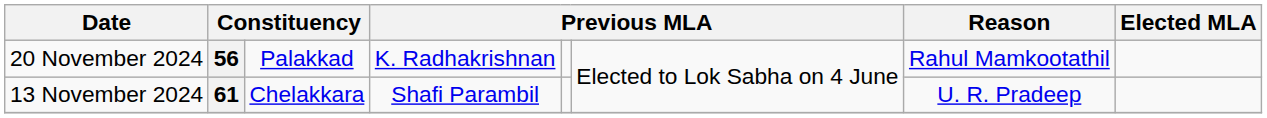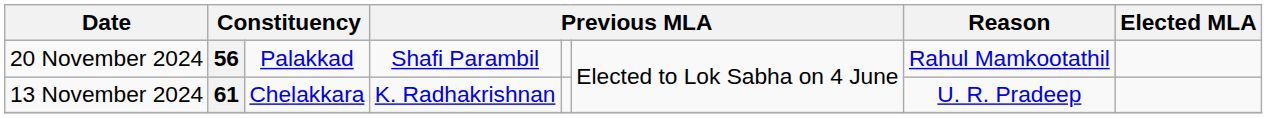(465, 58) K. Radhakrishnan -> (465, 58) Shafi Parambil
(465, 94) Shafi Parambil -> (465, 94) K. Radhakrishnan
